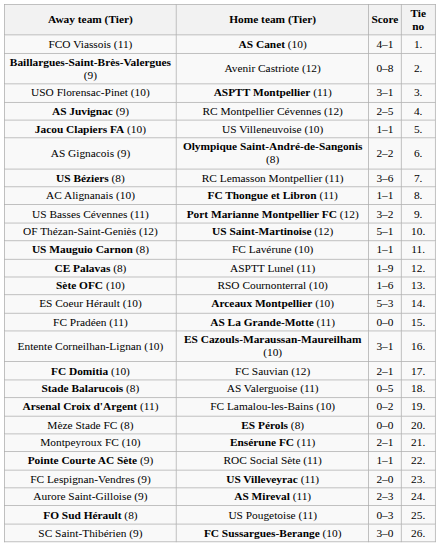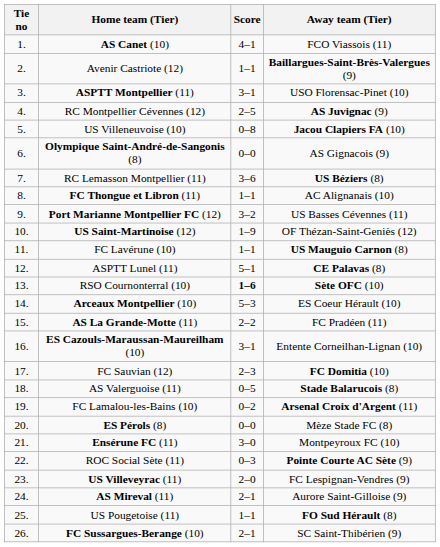columns swapped: (418, 19) <-> (90, 19)
(385, 68) 0–8 -> (247, 68) 1–1
(385, 129) 1–1 -> (247, 129) 0–8
(385, 153) 2–2 -> (247, 153) 0–0
(385, 232) 5–1 -> (247, 232) 1–9
(385, 268) 1–9 -> (247, 268) 5–1
(385, 286) normal -> (247, 286) bold
(385, 322) 0–0 -> (247, 322) 2–2
(385, 370) 2–1 -> (247, 370) 2–3
(385, 442) 2–1 -> (247, 442) 3–0
(385, 460) 1–1 -> (247, 460) 0–3
(385, 497) 2–3 -> (247, 497) 2–1
(385, 515) 0–3 -> (247, 515) 1–1
(385, 533) 3–0 -> (247, 533) 2–1
